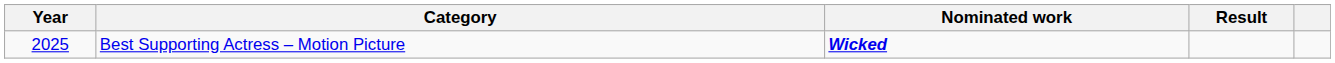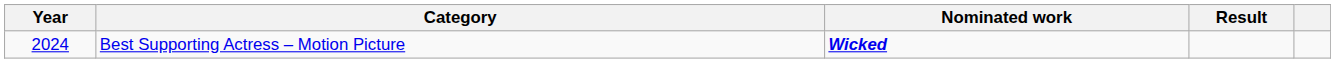(50, 44) 2025 -> (50, 44) 2024
